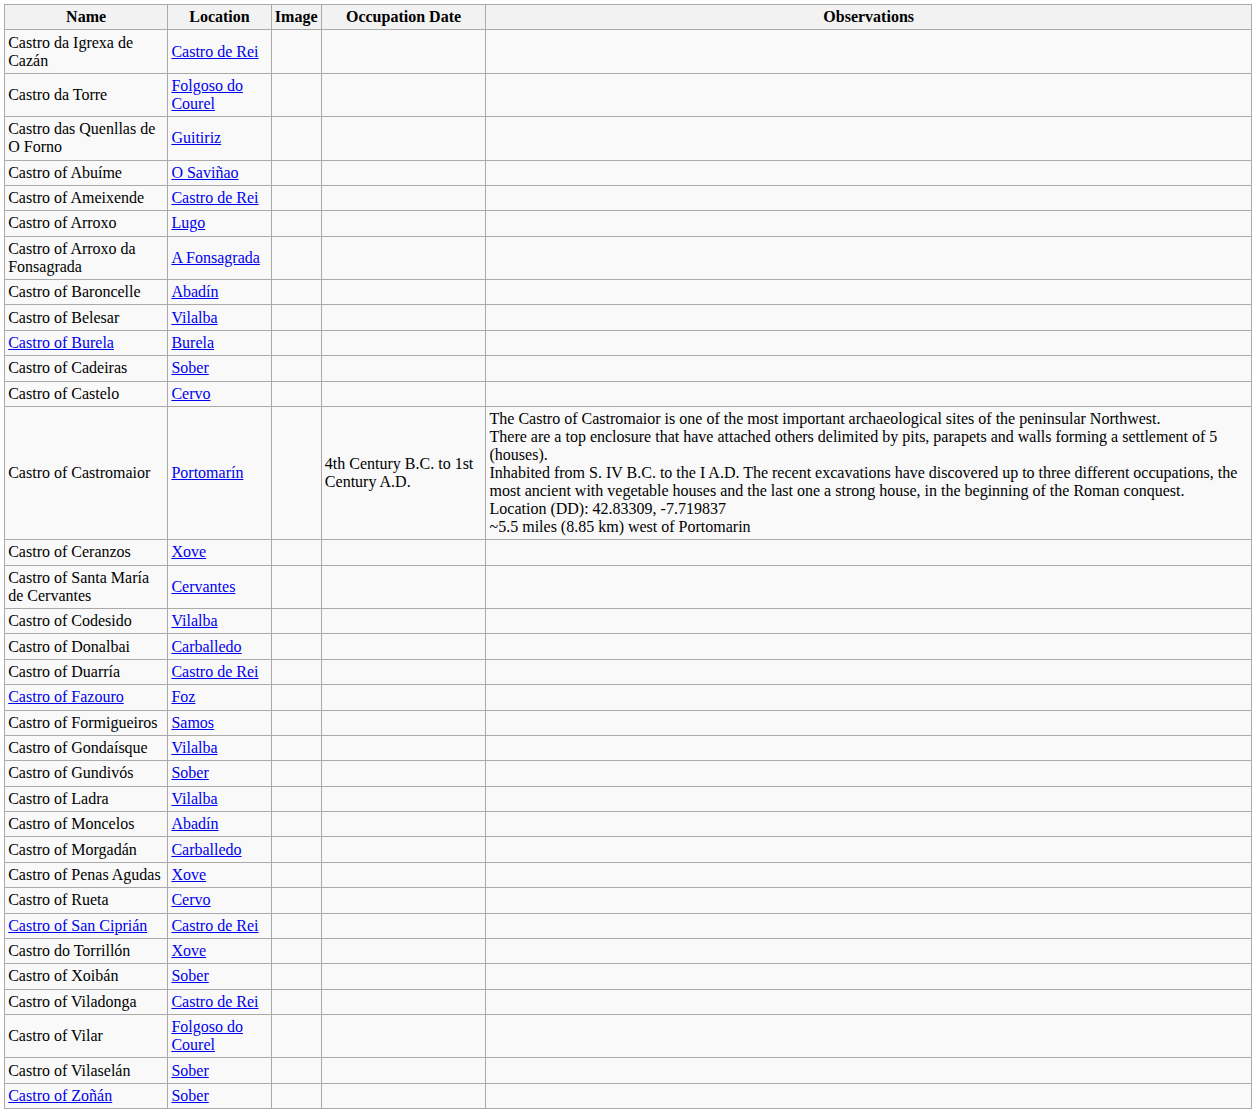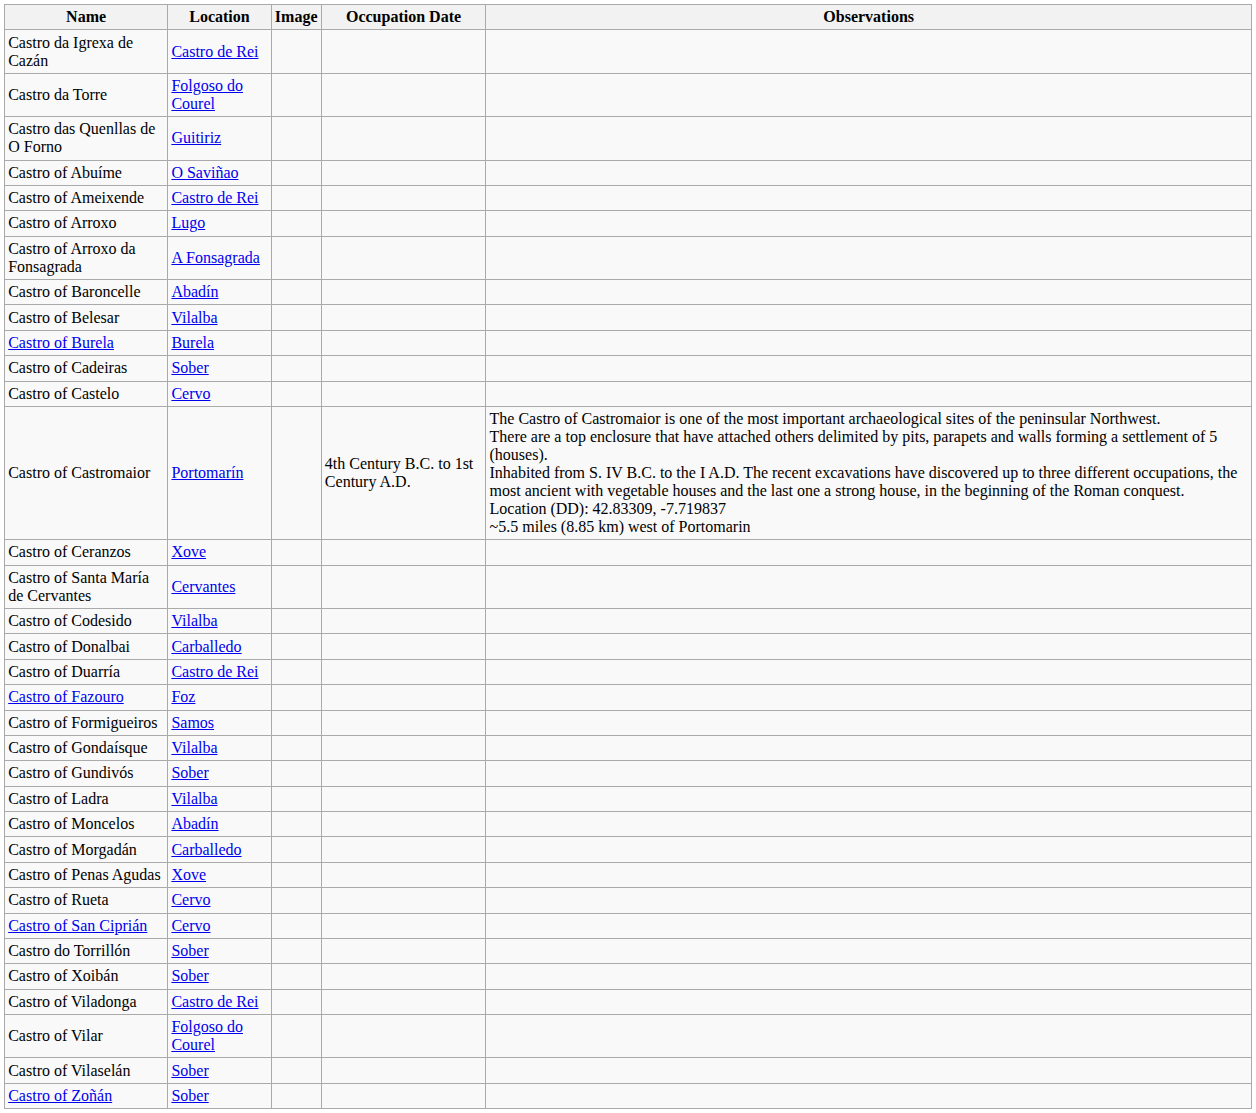(215, 925) Castro de Rei -> (191, 925) Cervo
(189, 951) Xove -> (190, 951) Sober
